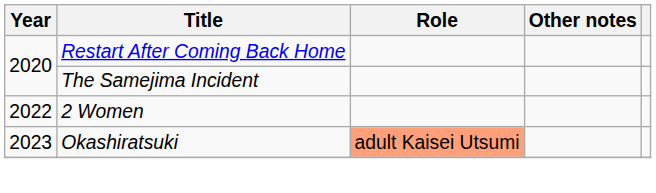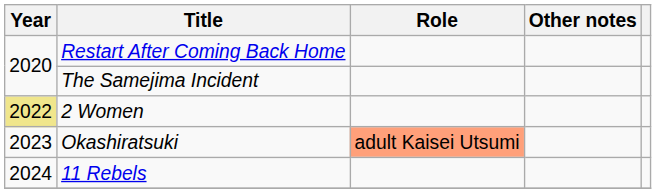(31, 112) no background -> (31, 112) khaki background
+ row: (104, 173)
